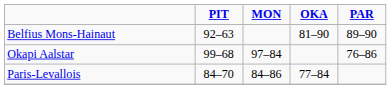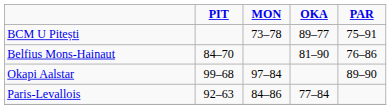+ row: (43, 34)
(219, 34) 92–63 -> (219, 54) 84–70
(362, 34) 89–90 -> (362, 54) 76–86
(362, 54) 76–86 -> (362, 74) 89–90
(219, 74) 84–70 -> (219, 94) 92–63
